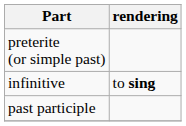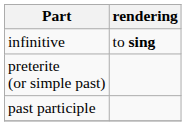rows swapped: (37, 83) <-> (57, 50)
